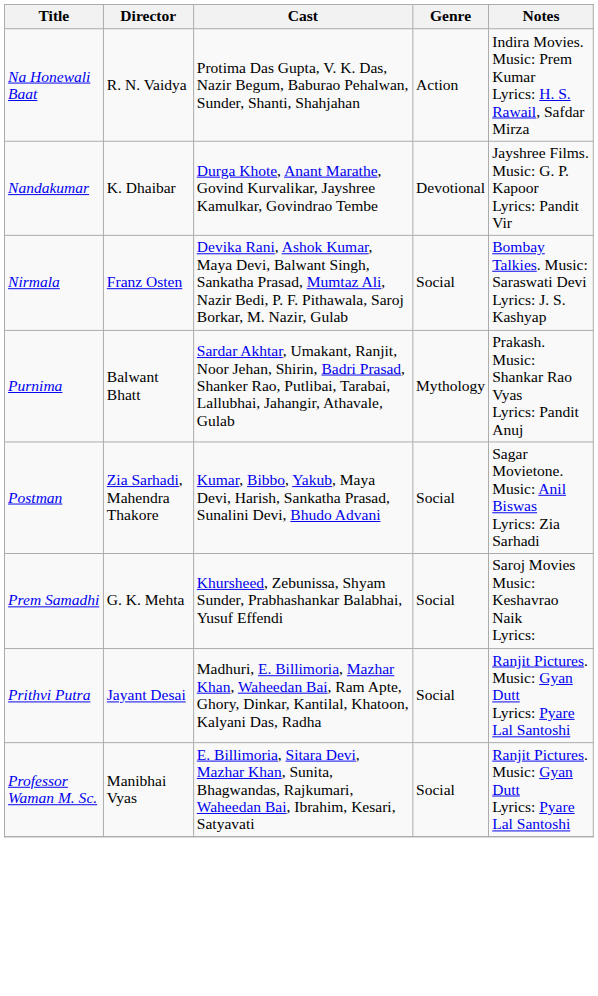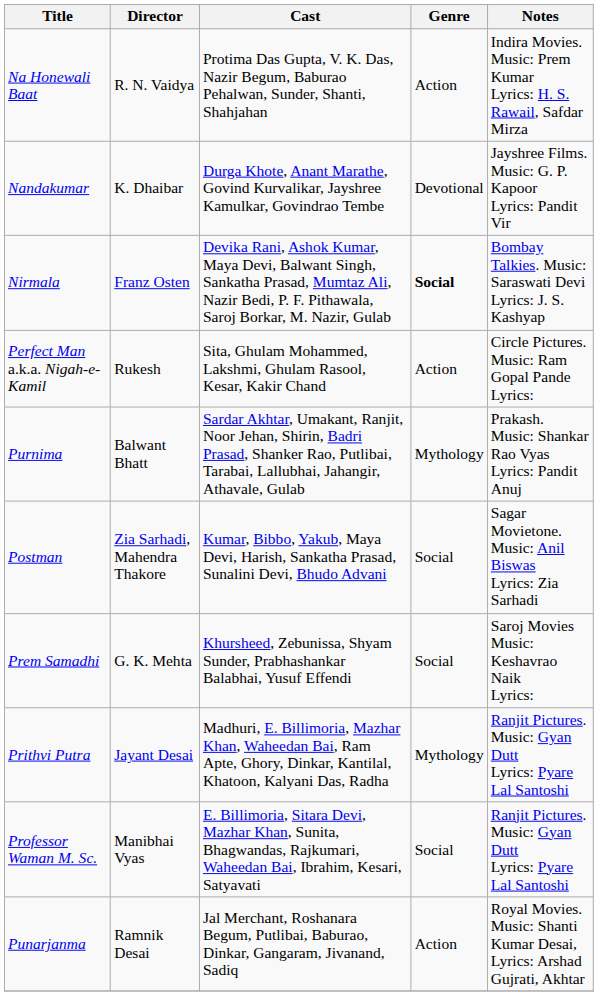(435, 282) normal -> (434, 282) bold
+ row: (54, 368)
(435, 695) Social -> (449, 754) Mythology
+ row: (47, 943)
